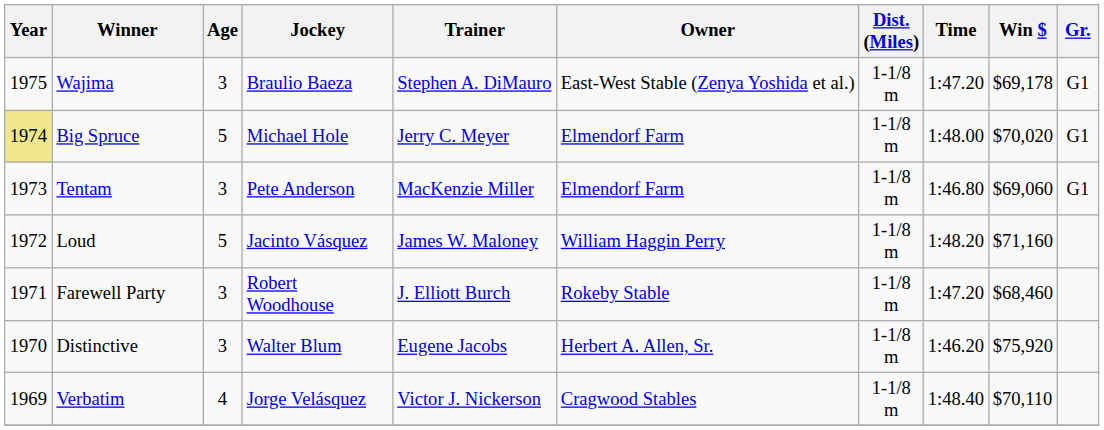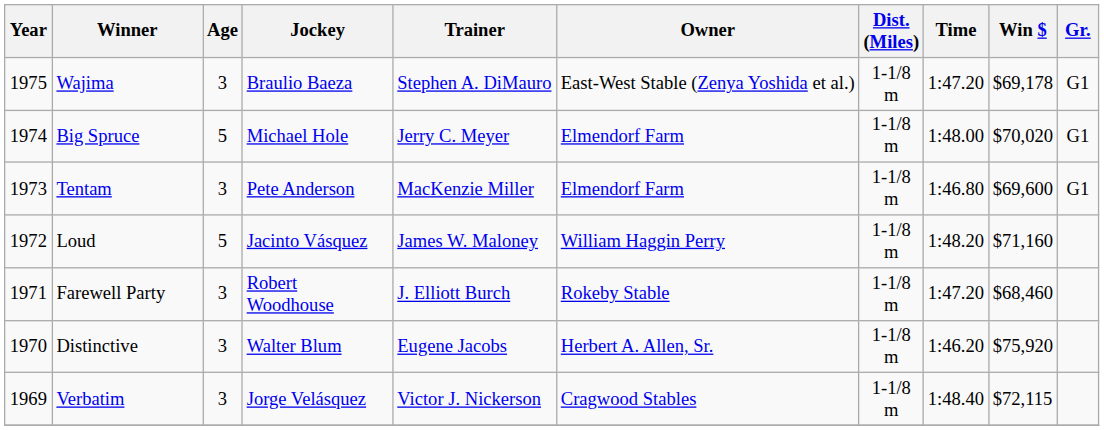(28, 136) khaki background -> (28, 136) no background
(1023, 188) $69,060 -> (1023, 188) $69,600
(222, 399) 4 -> (222, 399) 3
(1023, 399) $70,110 -> (1023, 399) $72,115
